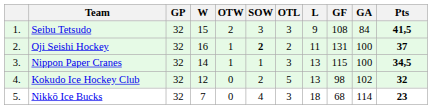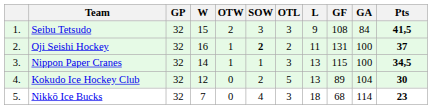(340, 79) 98 -> (340, 79) 89
(364, 79) 102 -> (364, 79) 104
(402, 79) 32 -> (402, 79) 30
